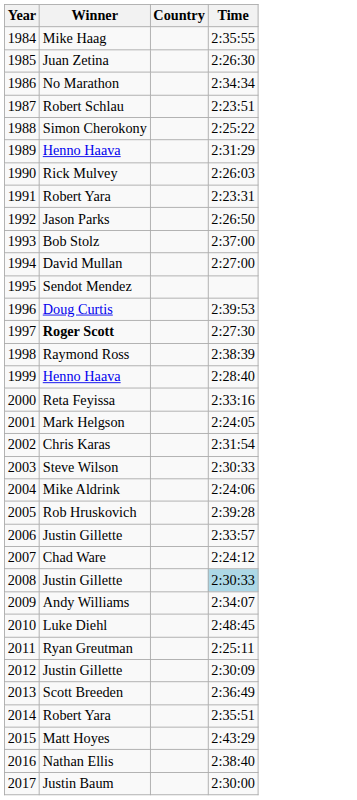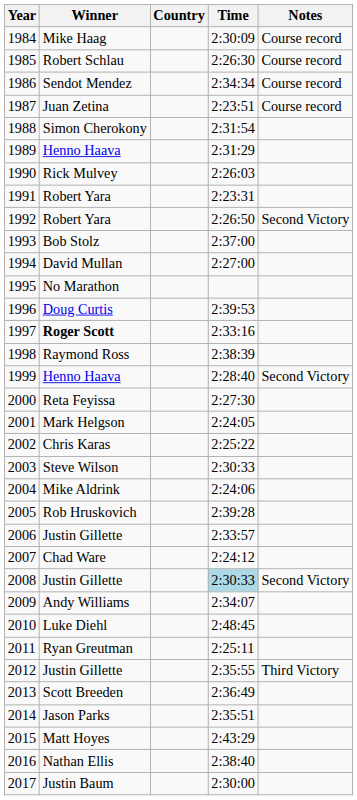+ column: (305, 15)
(233, 38) 2:35:55 -> (233, 38) 2:30:09
(76, 60) Juan Zetina -> (83, 60) Robert Schlau
(81, 83) No Marathon -> (87, 83) Sendot Mendez
(83, 106) Robert Schlau -> (76, 106) Juan Zetina
(233, 128) 2:25:22 -> (233, 128) 2:31:54
(76, 219) Jason Parks -> (77, 219) Robert Yara
(87, 286) Sendot Mendez -> (81, 286) No Marathon
(233, 331) 2:27:30 -> (233, 331) 2:33:16
(233, 399) 2:33:16 -> (233, 399) 2:27:30
(233, 444) 2:31:54 -> (233, 444) 2:25:22
(233, 670) 2:30:09 -> (233, 670) 2:35:55
(77, 715) Robert Yara -> (76, 715) Jason Parks
